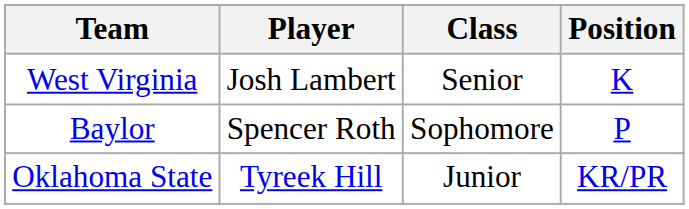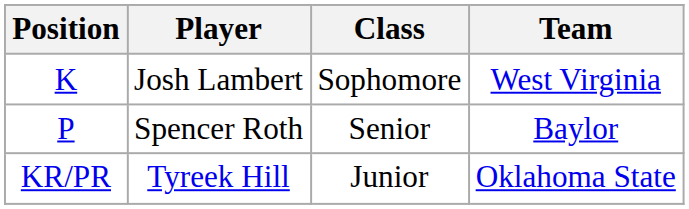columns swapped: (622, 29) <-> (112, 29)
(482, 78) Senior -> (389, 78) Sophomore
(482, 128) Sophomore -> (389, 128) Senior
